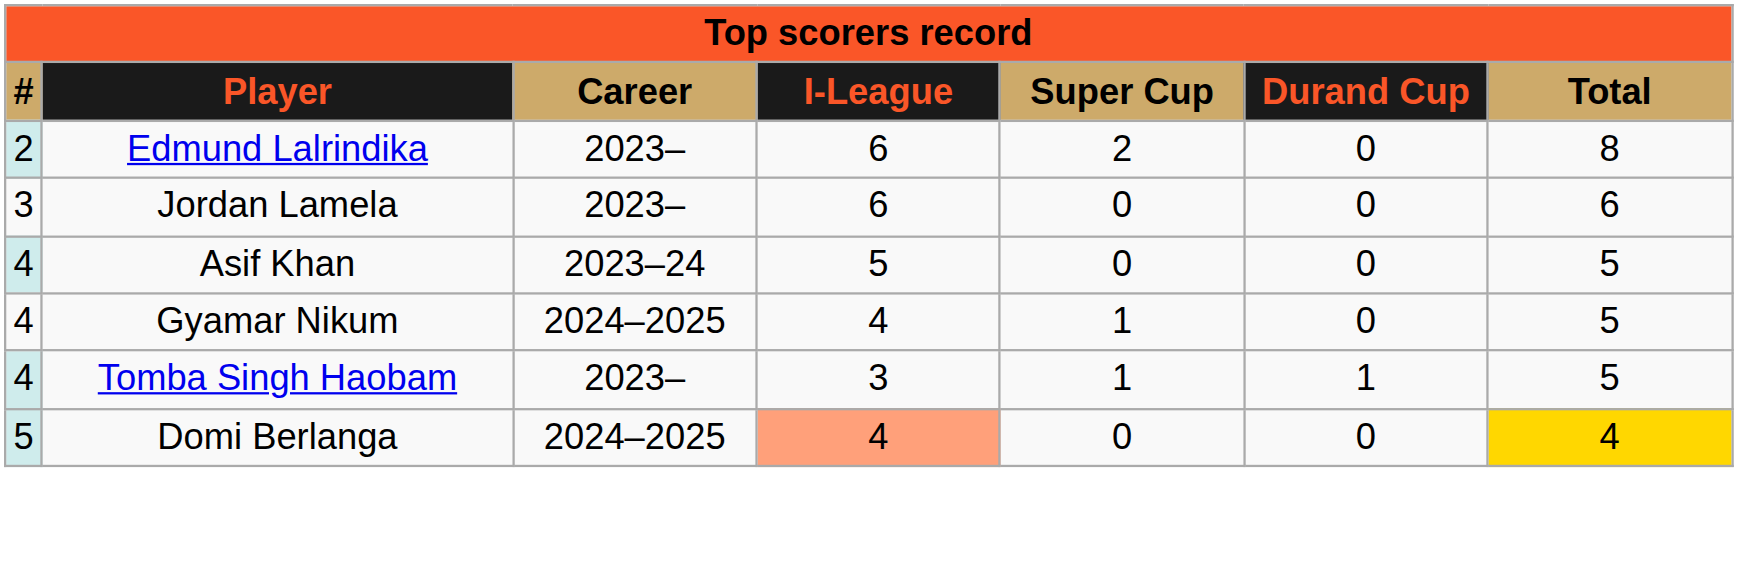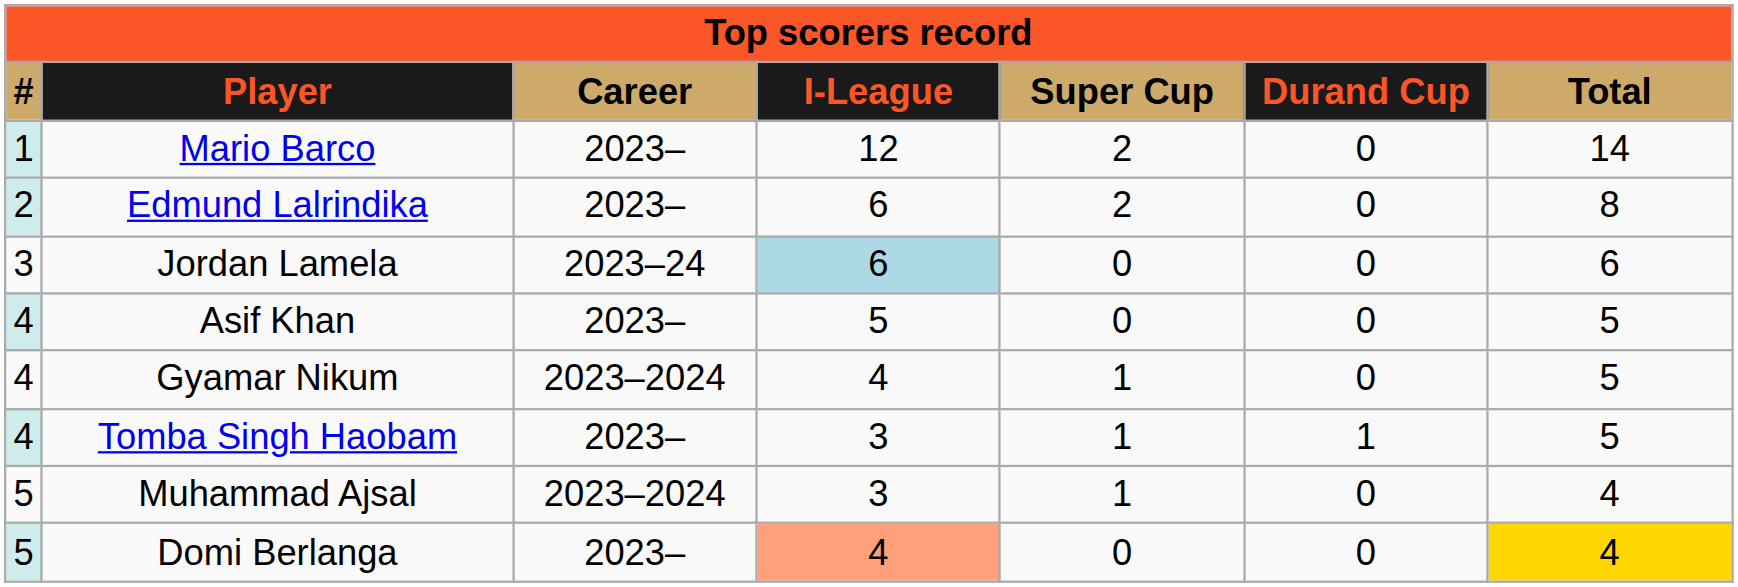+ row: (277, 148)
(635, 206) 2023– -> (635, 263) 2023–24
(878, 206) no background -> (878, 263) lightblue background
(635, 263) 2023–24 -> (635, 321) 2023–
(635, 321) 2024–2025 -> (635, 378) 2023–2024
+ row: (277, 494)
(635, 436) 2024–2025 -> (635, 551) 2023–
